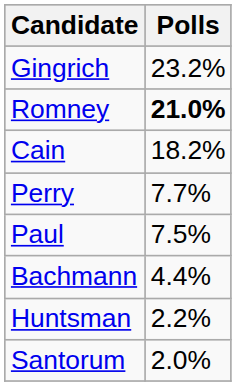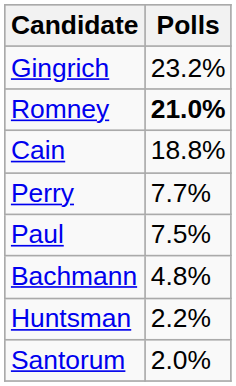(188, 151) 18.2% -> (188, 151) 18.8%
(181, 276) 4.4% -> (181, 276) 4.8%
